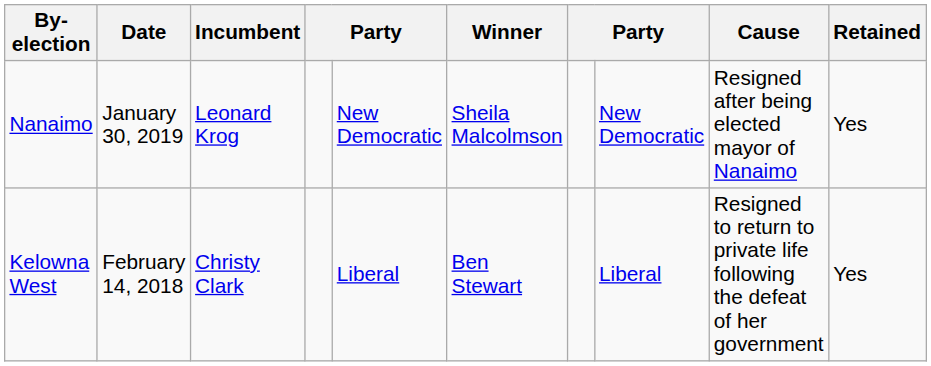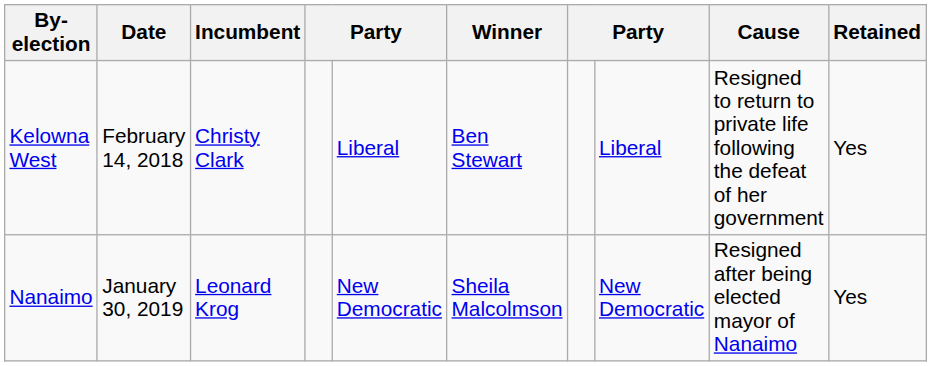rows swapped: (51, 124) <-> (49, 274)
